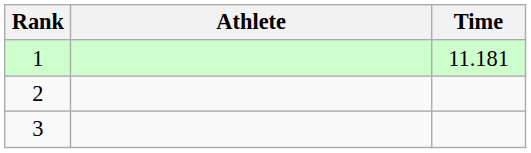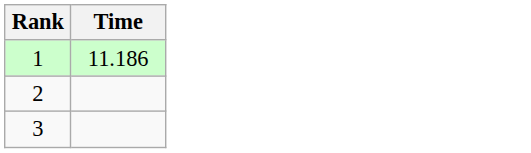- column: (251, 22)
(479, 57) 11.181 -> (118, 57) 11.186
